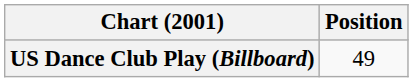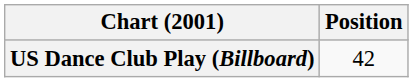(364, 58) 49 -> (364, 58) 42
